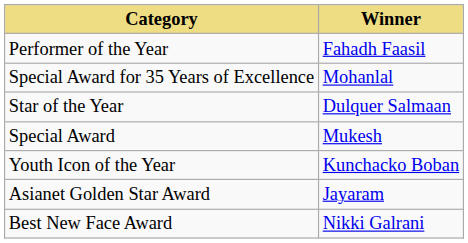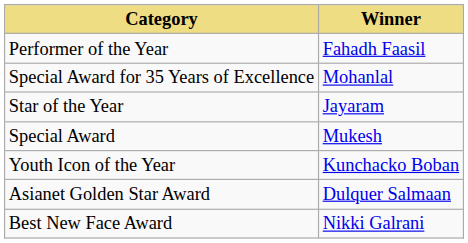(387, 106) Dulquer Salmaan -> (353, 106) Jayaram
(353, 194) Jayaram -> (387, 194) Dulquer Salmaan
